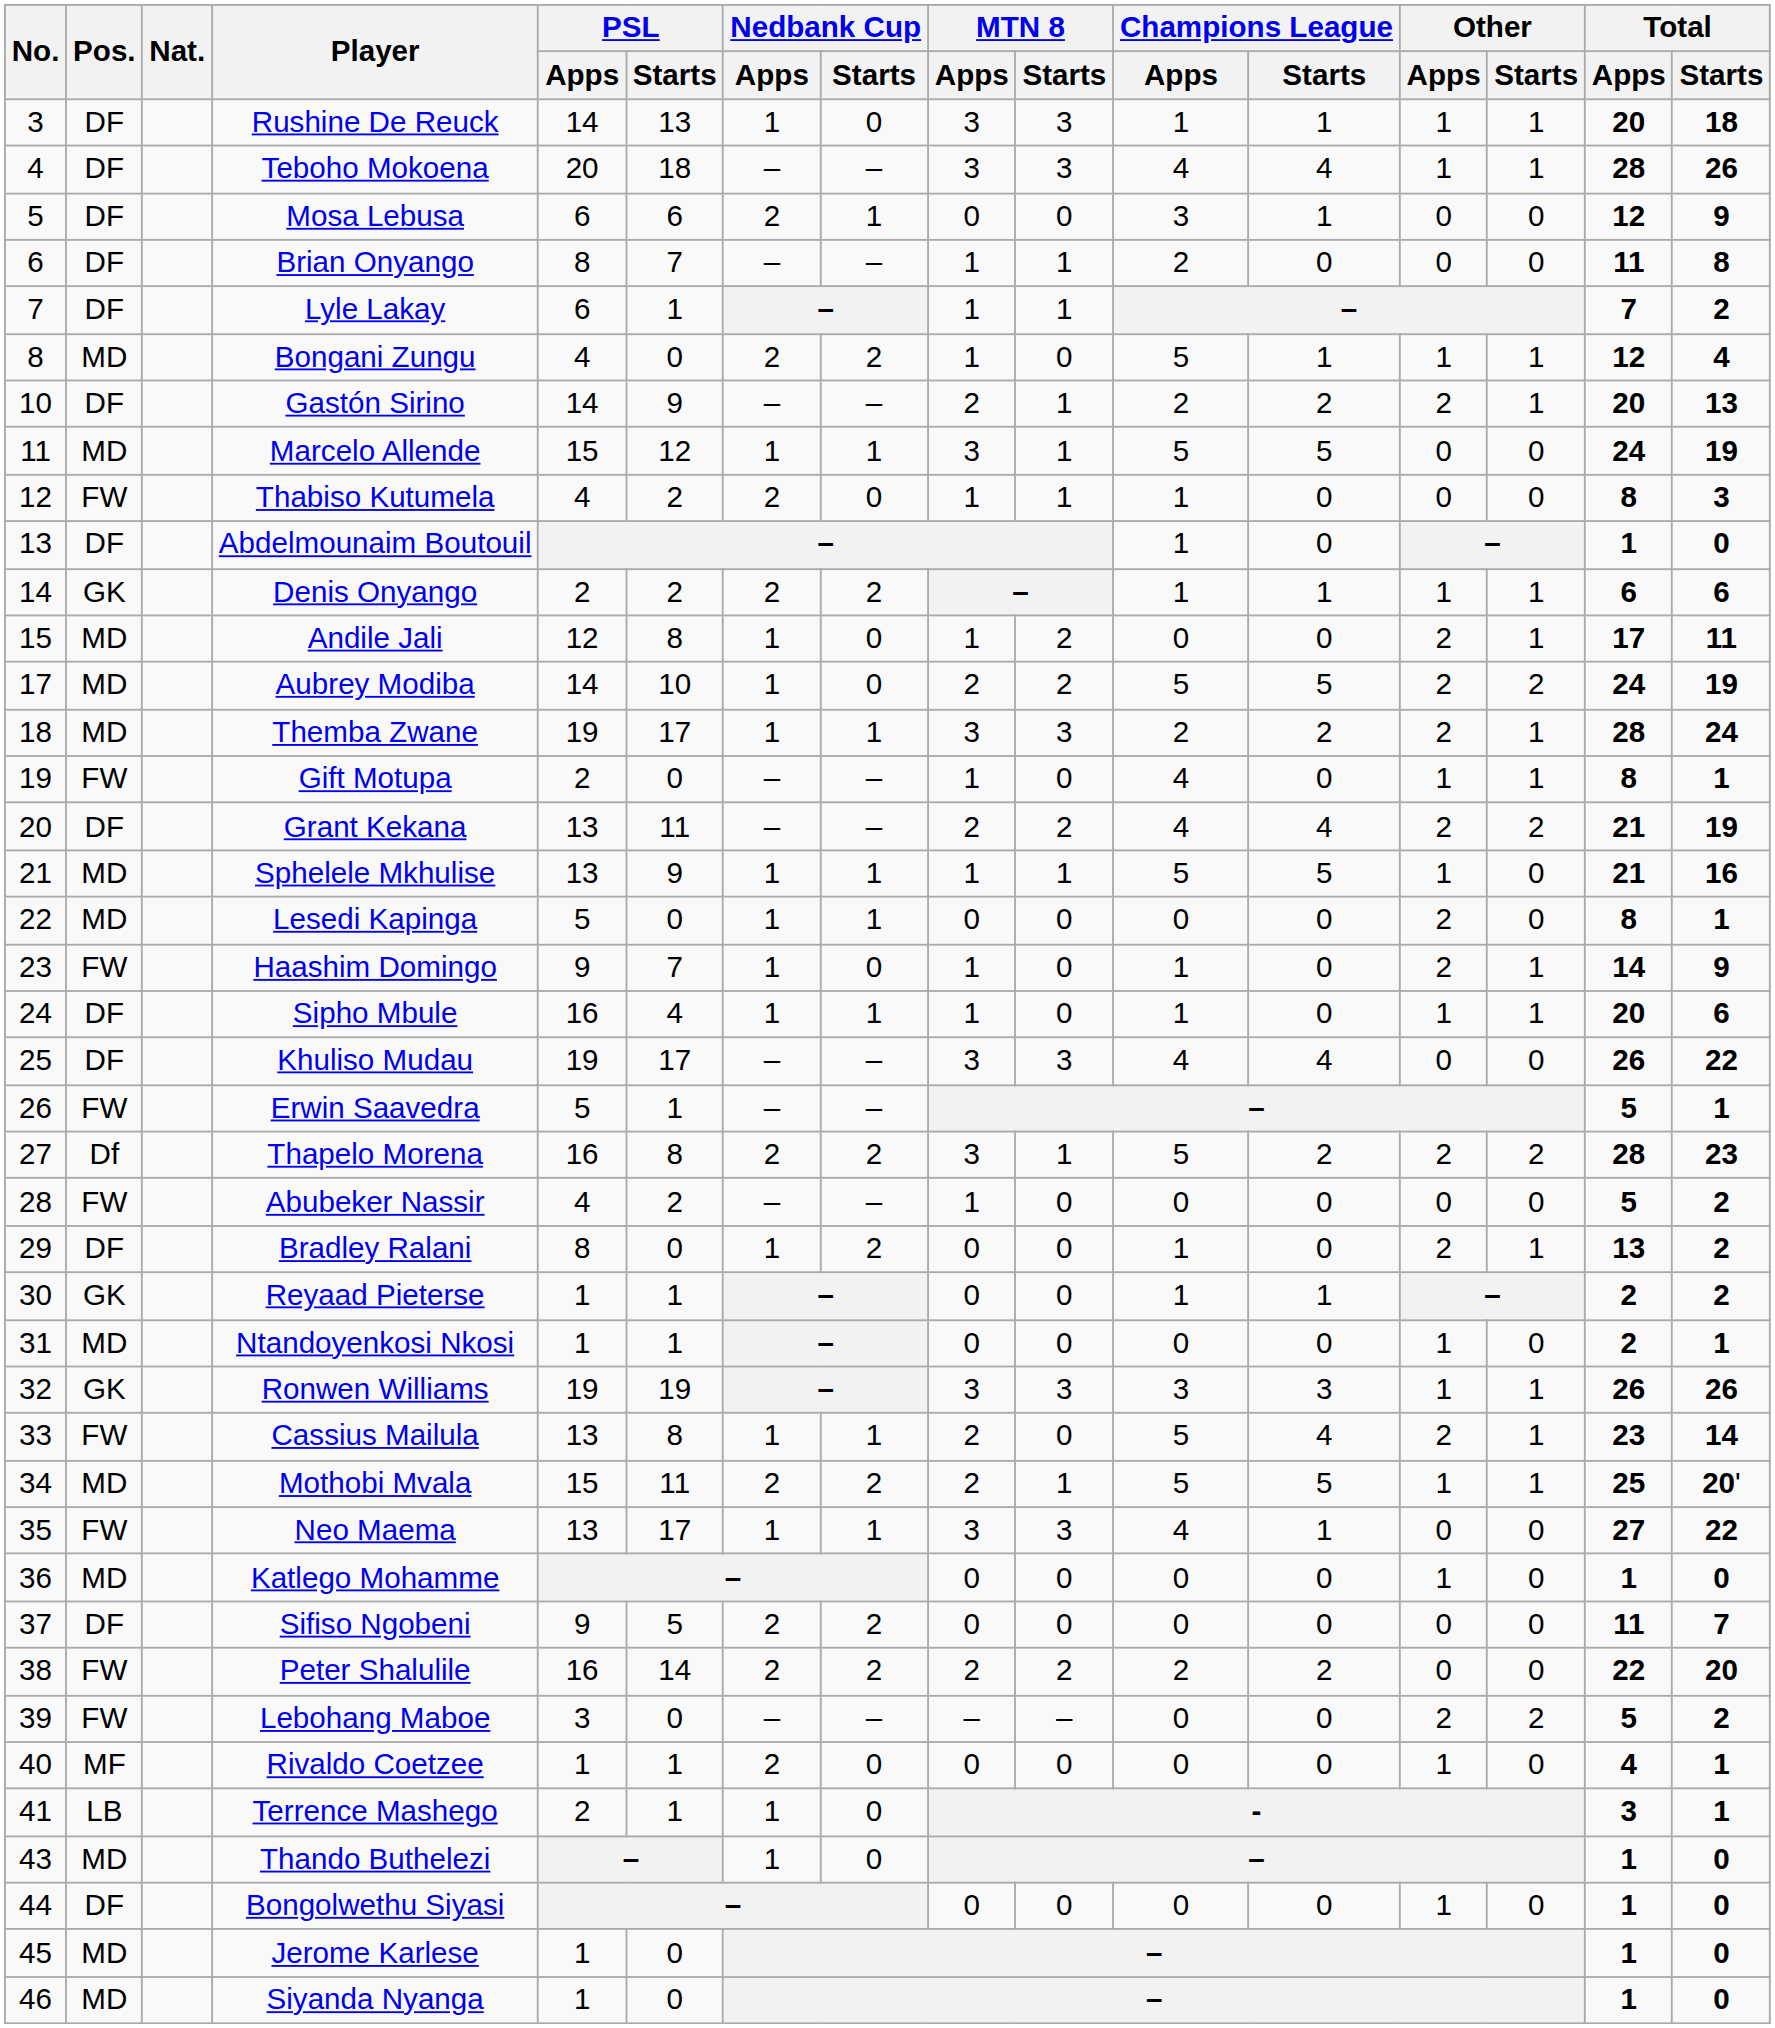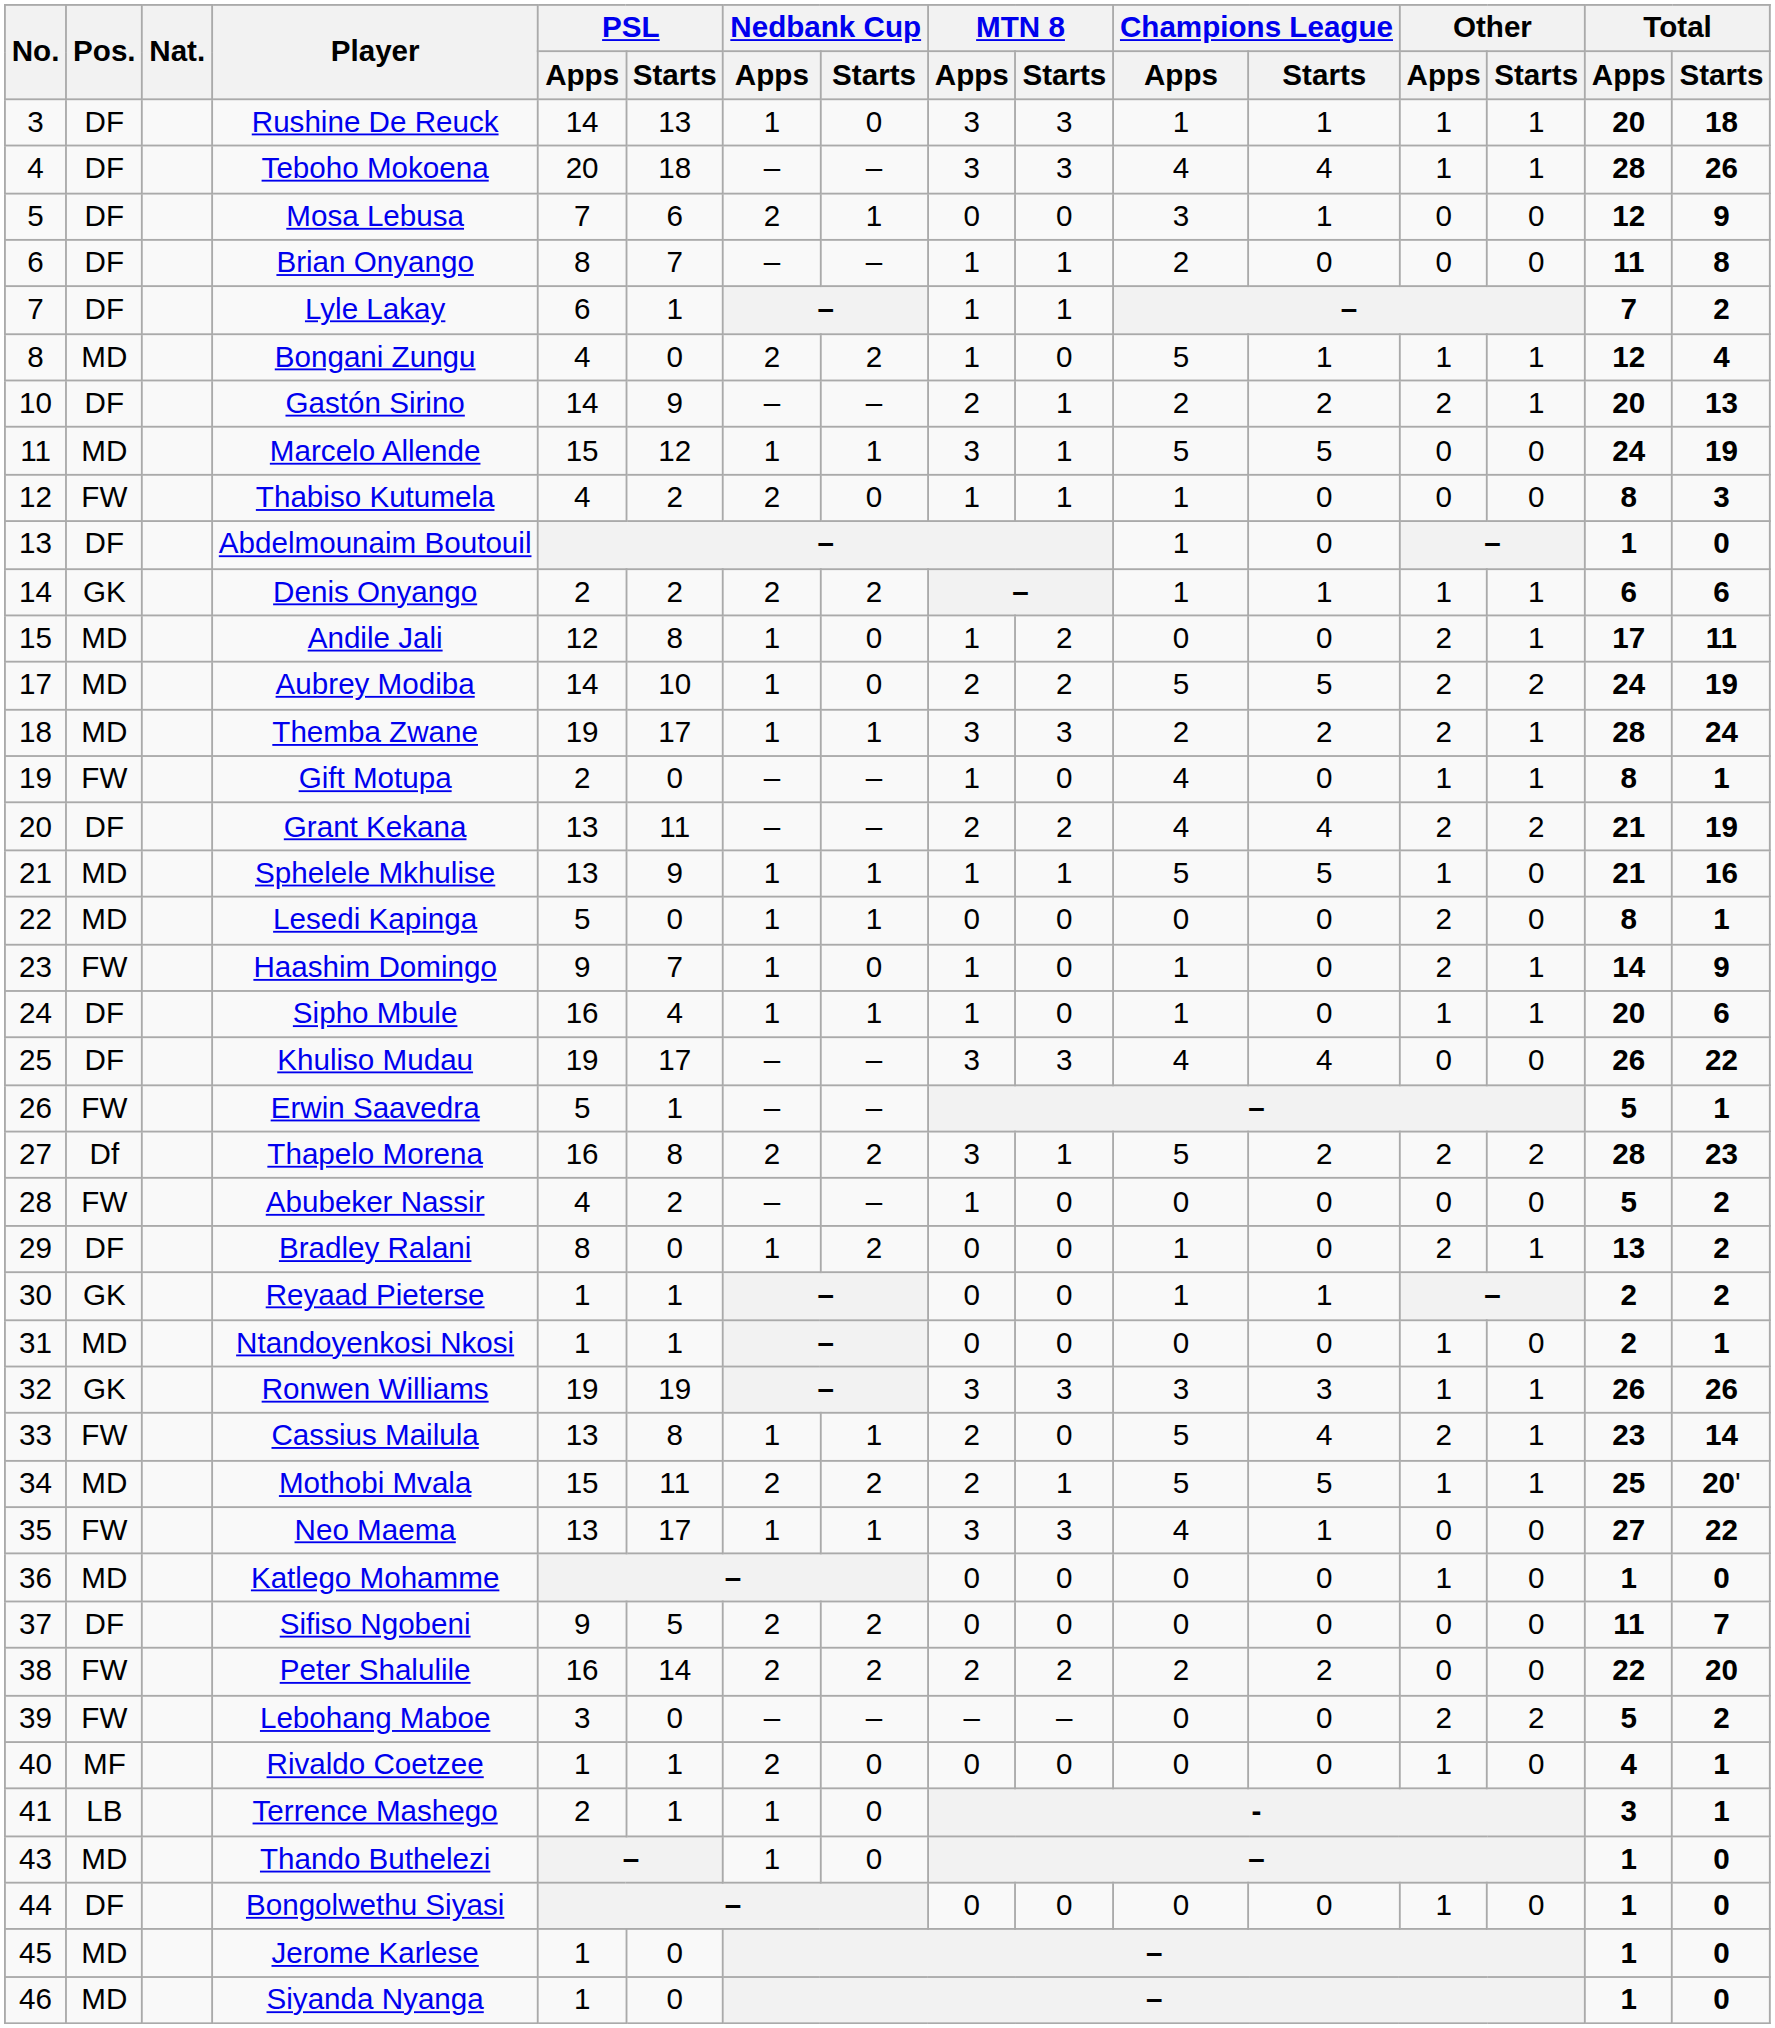(582, 215) 6 -> (582, 215) 7
